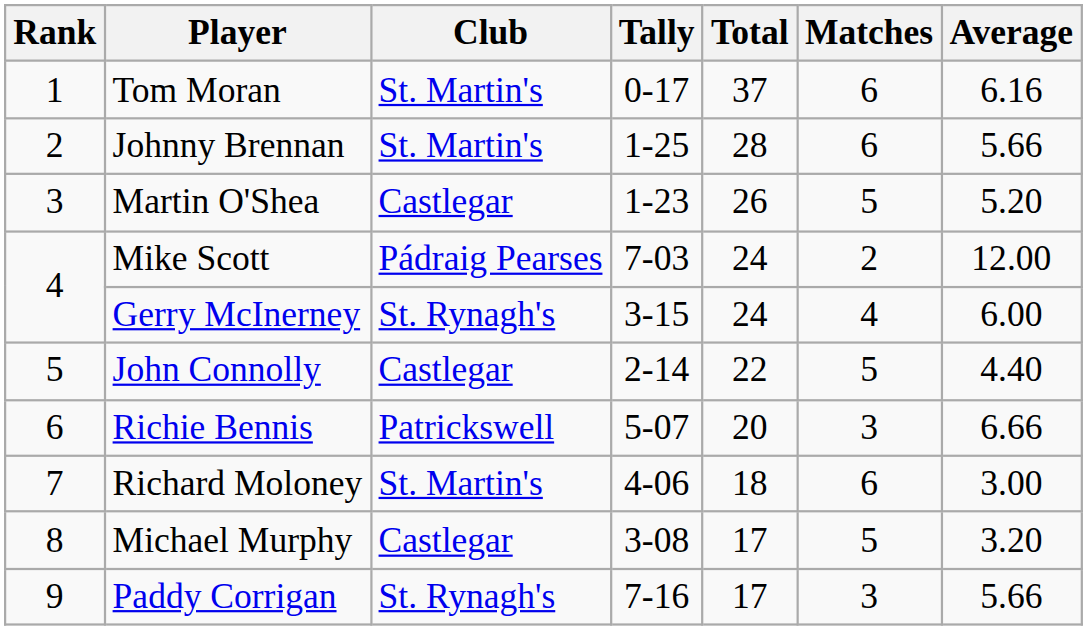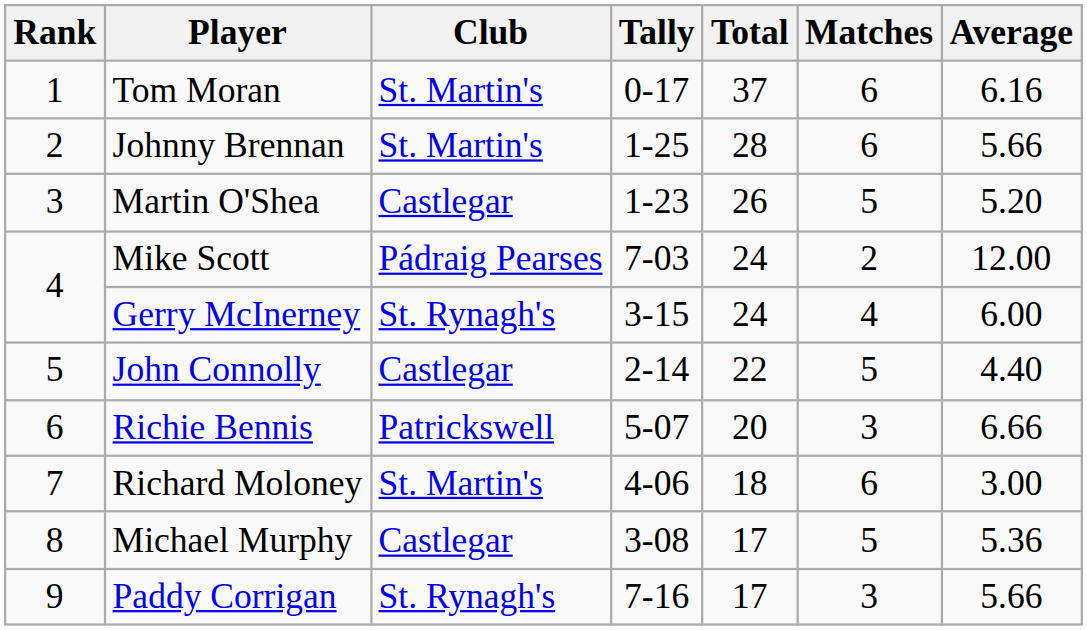(1011, 539) 3.20 -> (1011, 539) 5.36
